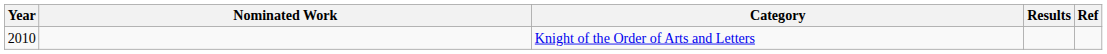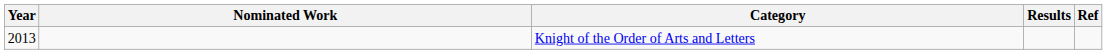(22, 37) 2010 -> (22, 37) 2013
